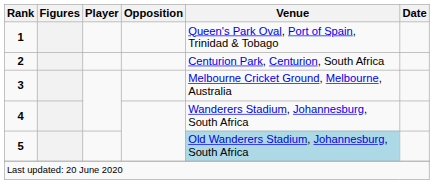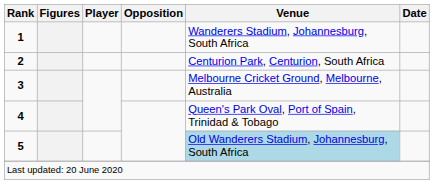(272, 37) Queen's Park Oval, Port of Spain, Trinidad & Tobago -> (278, 37) Wanderers Stadium, Johannesburg, South Africa
(278, 115) Wanderers Stadium, Johannesburg, South Africa -> (272, 115) Queen's Park Oval, Port of Spain, Trinidad & Tobago
